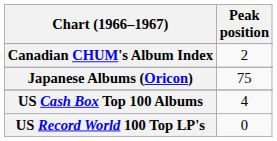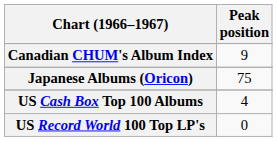(244, 55) 2 -> (244, 55) 9
